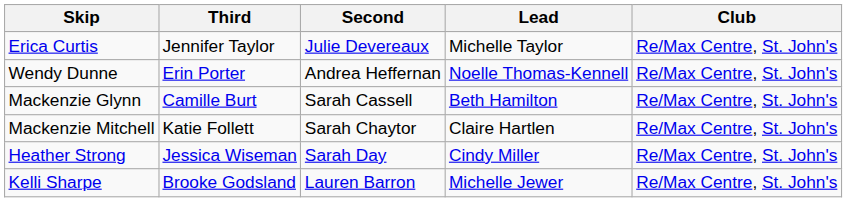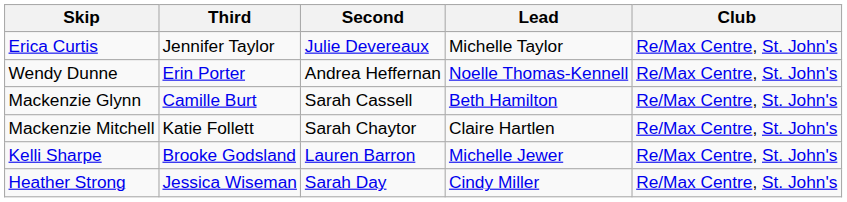rows swapped: (55, 182) <-> (67, 155)
